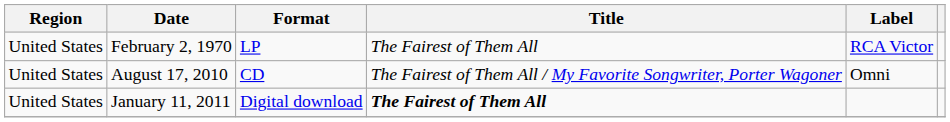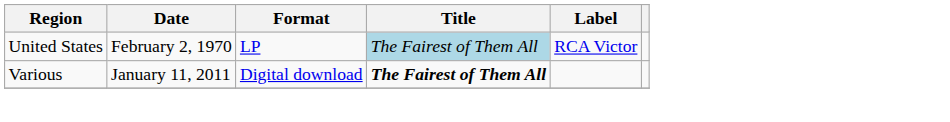(454, 46) no background -> (454, 46) lightblue background
- row: (169, 74)
(56, 102) United States -> (35, 74) Various
